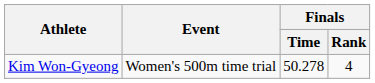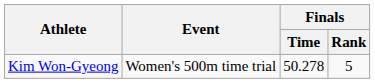(349, 66) 4 -> (349, 66) 5
